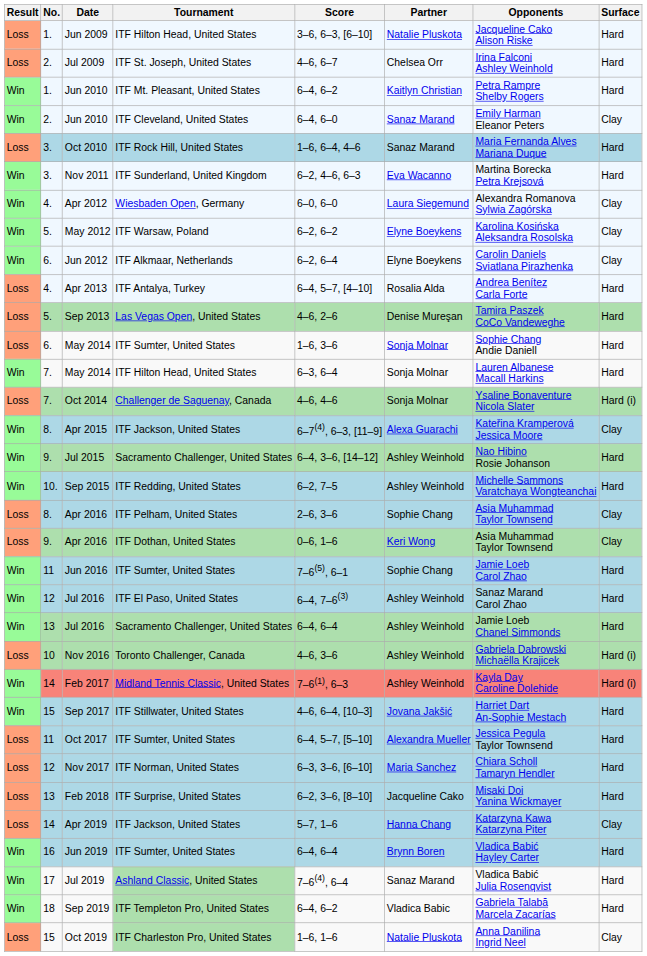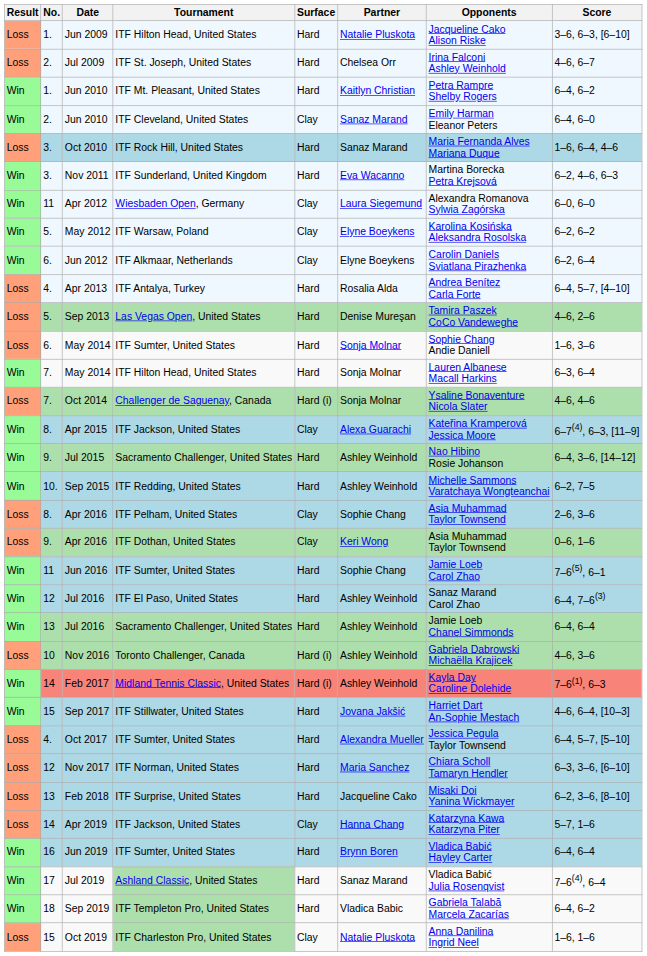columns swapped: (620, 12) <-> (340, 12)
(48, 204) 4. -> (49, 204) 11
(49, 739) 11 -> (48, 739) 4.
